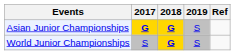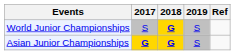rows swapped: (68, 28) <-> (68, 43)
